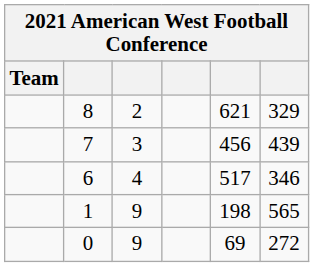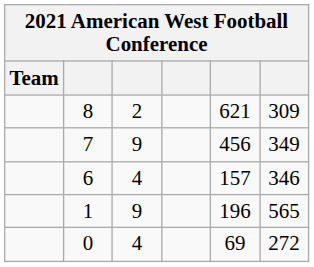(284, 111) 329 -> (284, 111) 309
(137, 144) 3 -> (137, 144) 9
(284, 144) 439 -> (284, 144) 349
(235, 177) 517 -> (235, 177) 157
(235, 210) 198 -> (235, 210) 196
(137, 244) 9 -> (137, 244) 4
